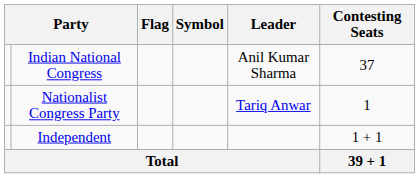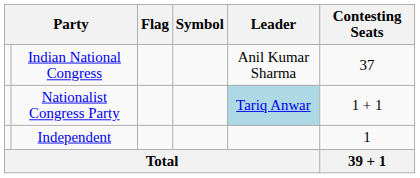(273, 105) no background -> (273, 105) lightblue background
(367, 105) 1 -> (367, 105) 1 + 1
(367, 137) 1 + 1 -> (367, 137) 1
